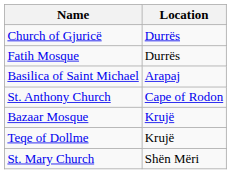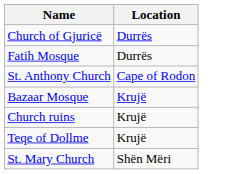- row: (73, 76)
+ row: (41, 117)
